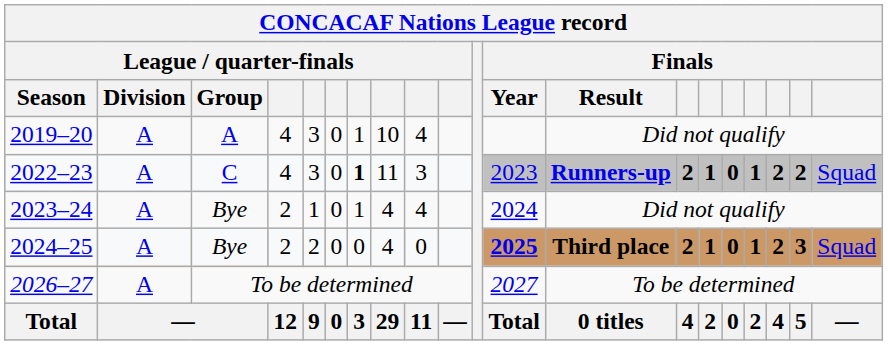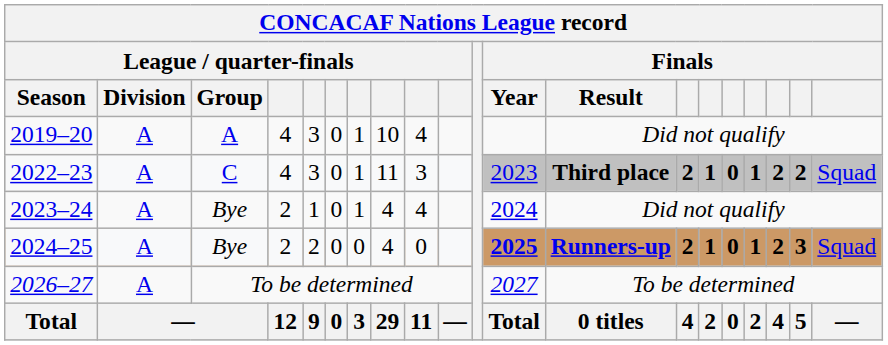(359, 172) bold -> (359, 172) normal
(611, 172) Runners-up -> (611, 172) Third place
(611, 246) Third place -> (611, 246) Runners-up
